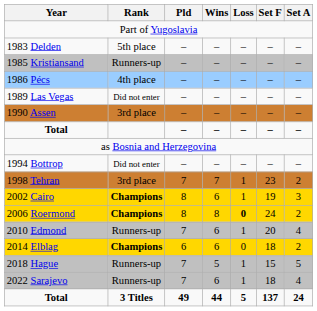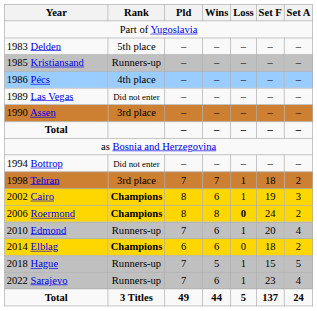(270, 180) 23 -> (270, 180) 18
(270, 280) 18 -> (270, 280) 23
